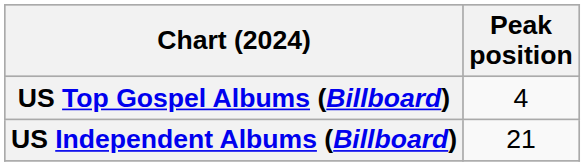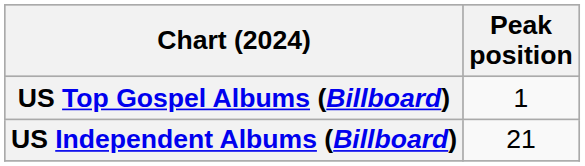(521, 97) 4 -> (521, 97) 1
